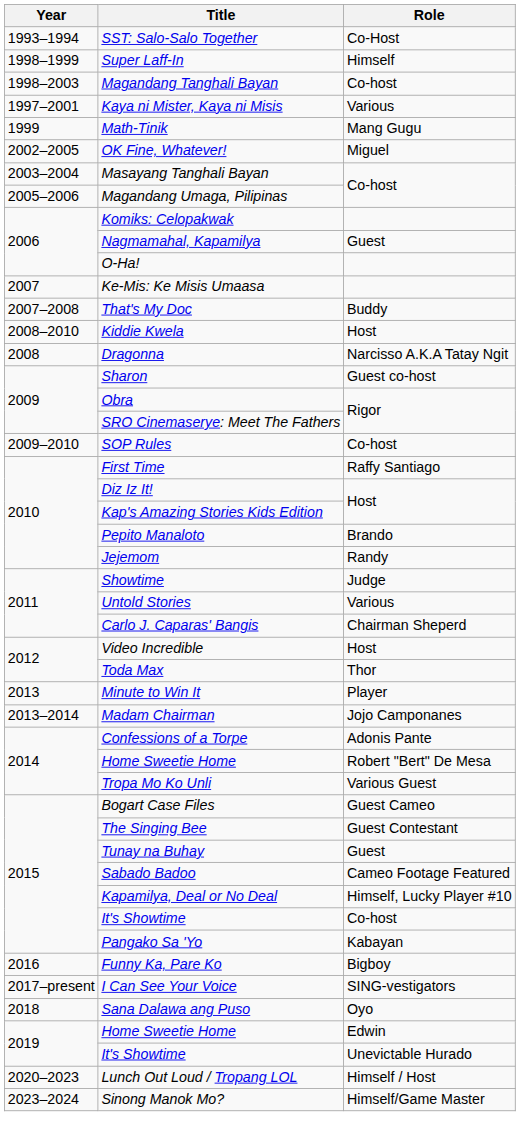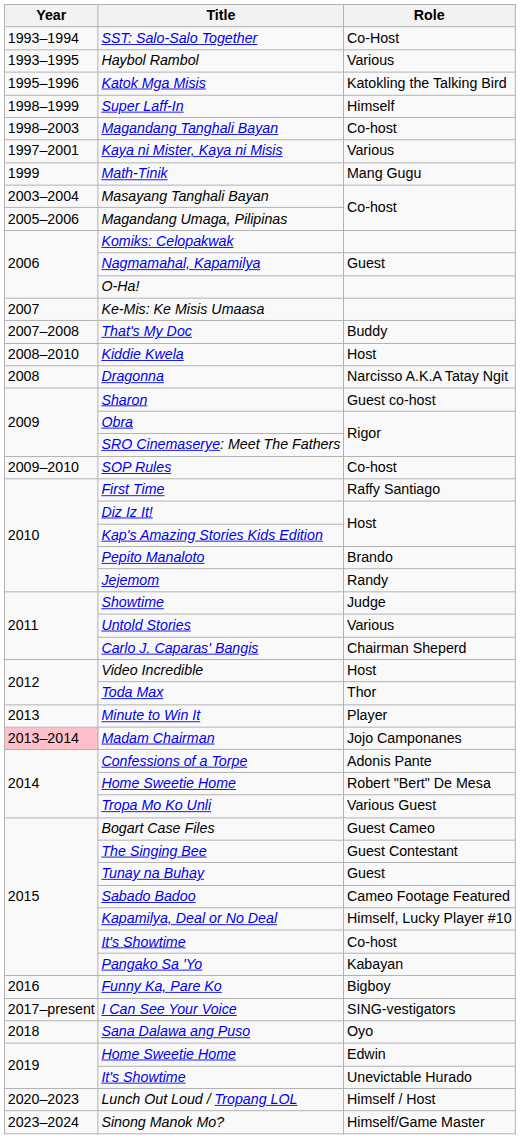+ row: (150, 60)
+ row: (154, 83)
- row: (164, 151)
(43, 715) no background -> (43, 738) pink background
